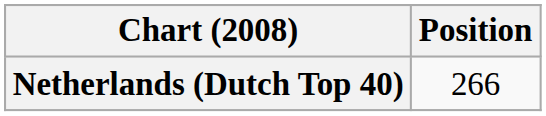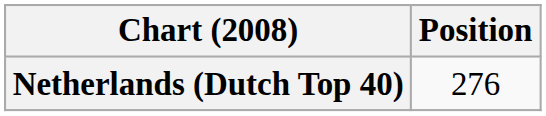(476, 82) 266 -> (476, 82) 276
